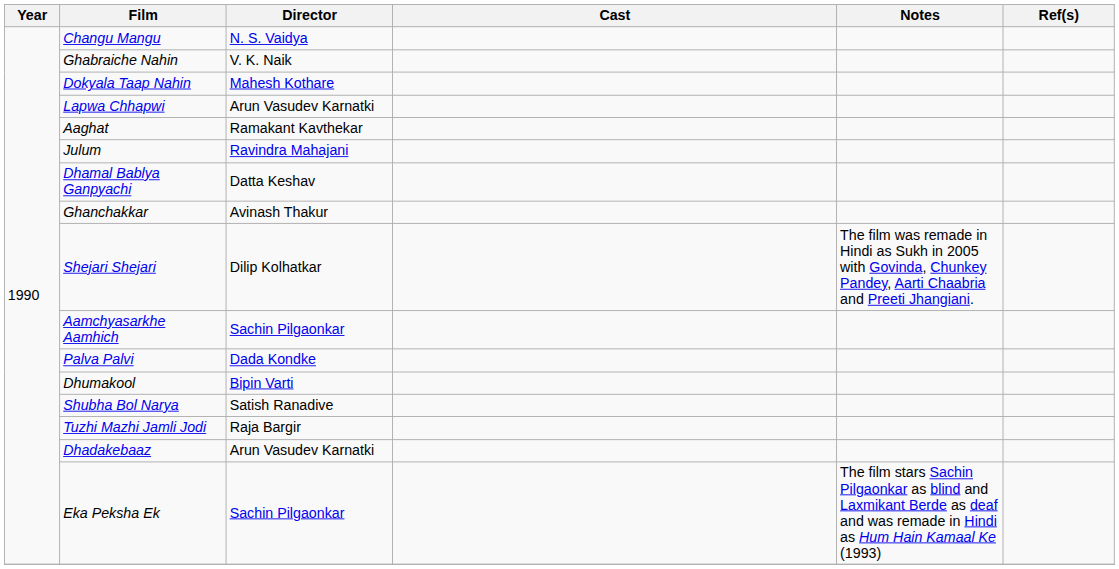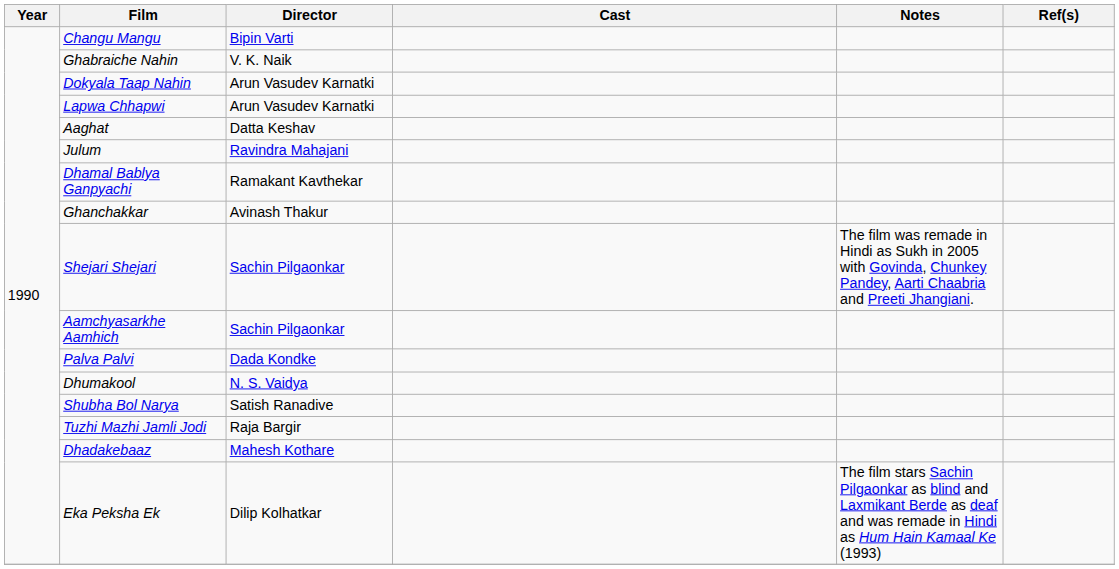(269, 38) N. S. Vaidya -> (262, 38) Bipin Varti
(282, 83) Mahesh Kothare -> (302, 83) Arun Vasudev Karnatki
(296, 128) Ramakant Kavthekar -> (272, 128) Datta Keshav
(272, 181) Datta Keshav -> (296, 181) Ramakant Kavthekar
(276, 267) Dilip Kolhatkar -> (287, 267) Sachin Pilgaonkar
(262, 382) Bipin Varti -> (269, 382) N. S. Vaidya
(302, 450) Arun Vasudev Karnatki -> (282, 450) Mahesh Kothare
(287, 513) Sachin Pilgaonkar -> (276, 513) Dilip Kolhatkar
